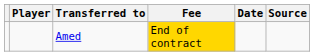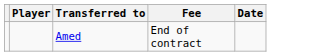- column: (288, 13)
(176, 37) gold background -> (176, 37) no background
